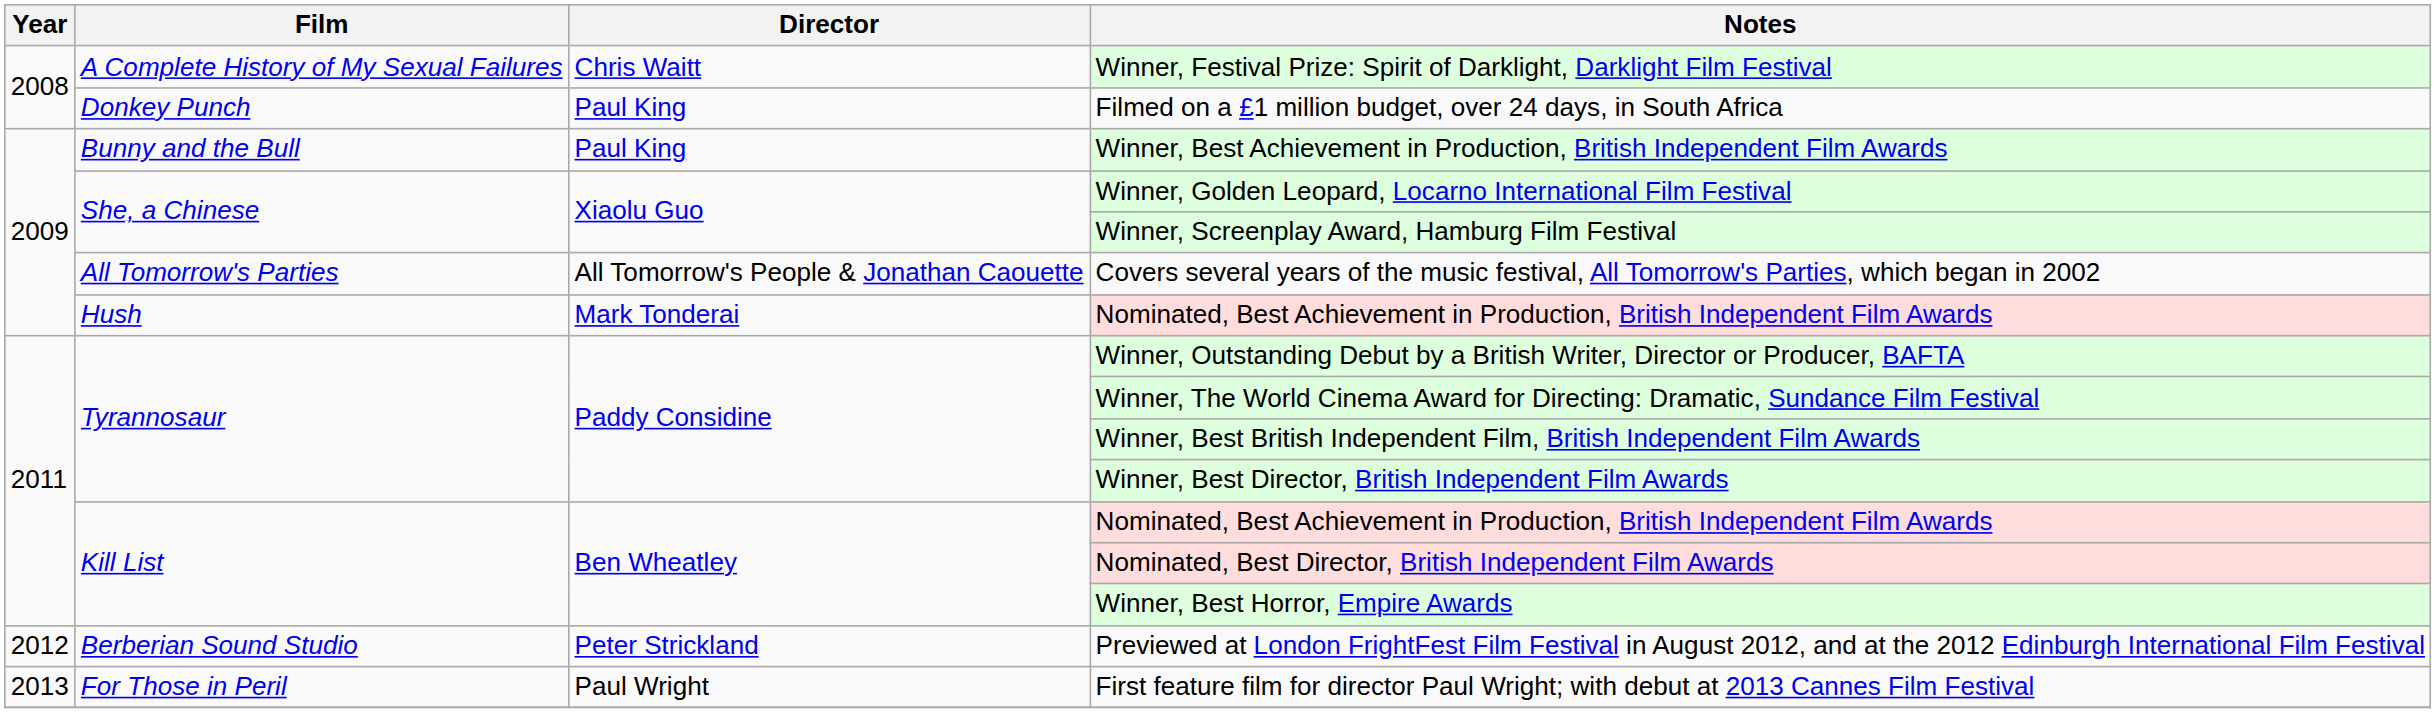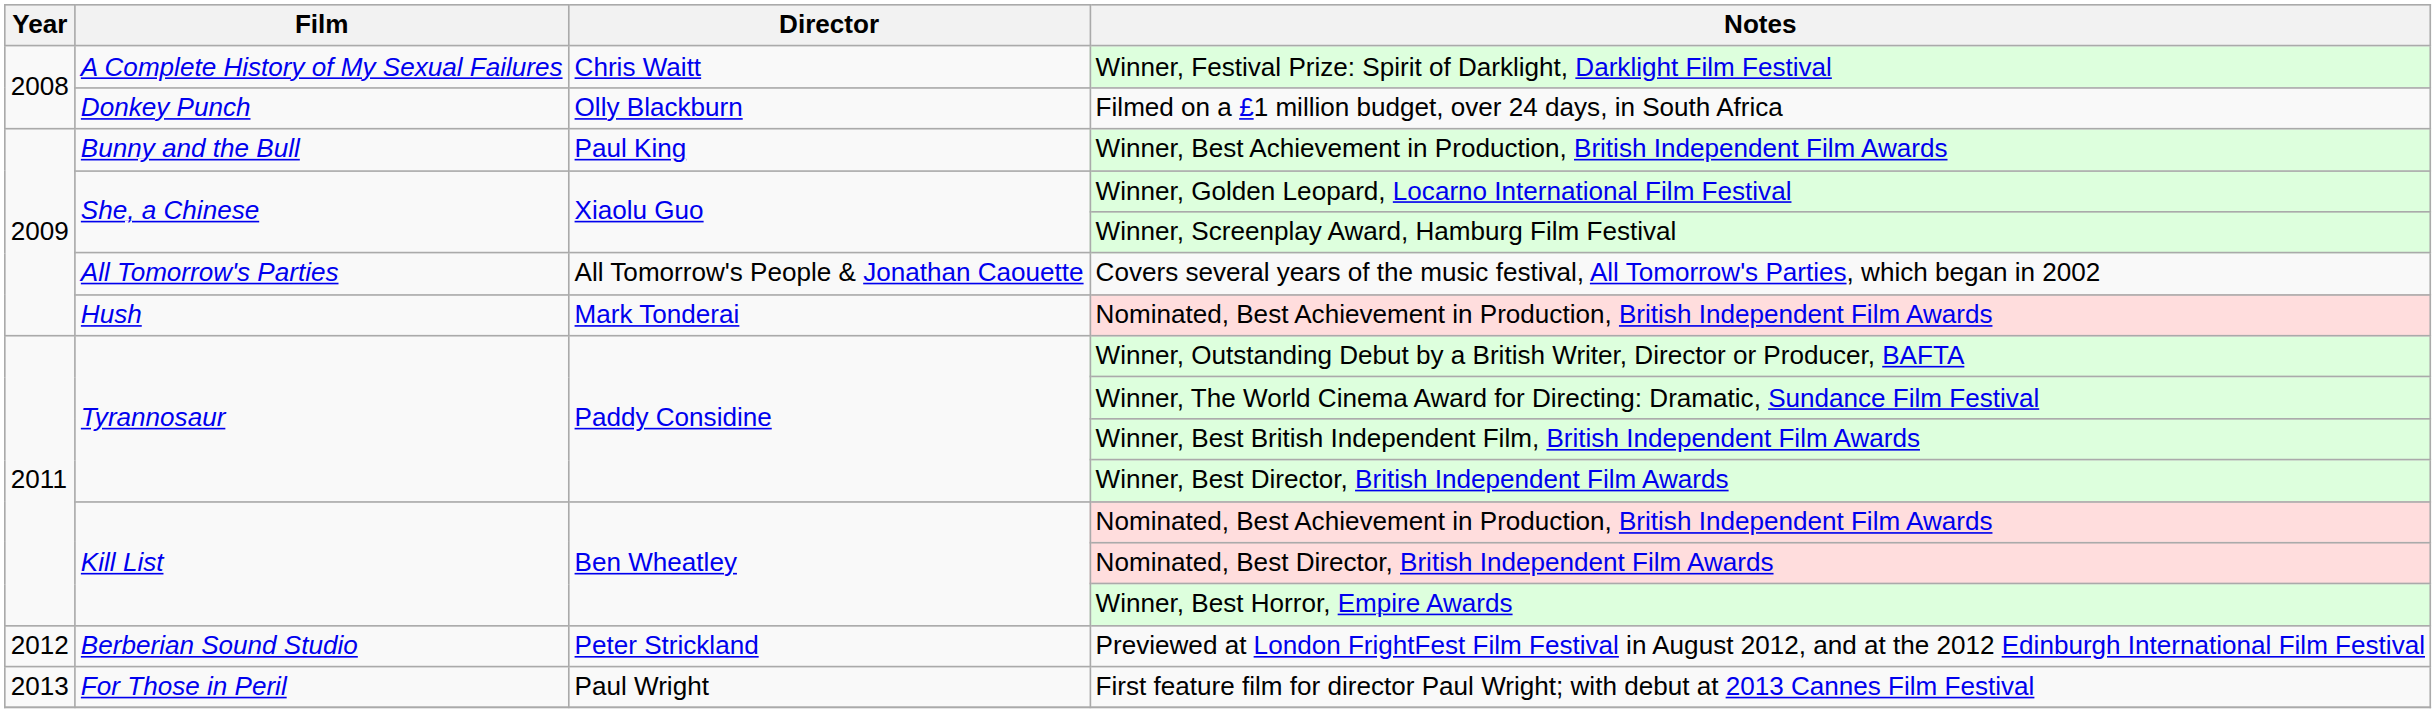(630, 107) Paul King -> (659, 107) Olly Blackburn
